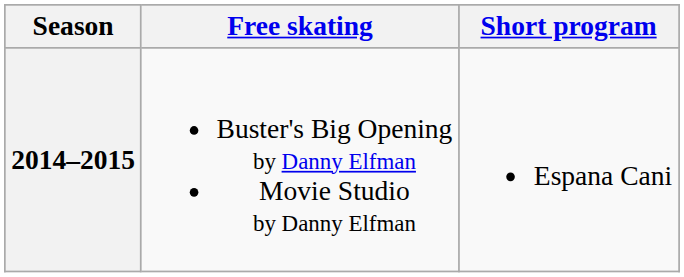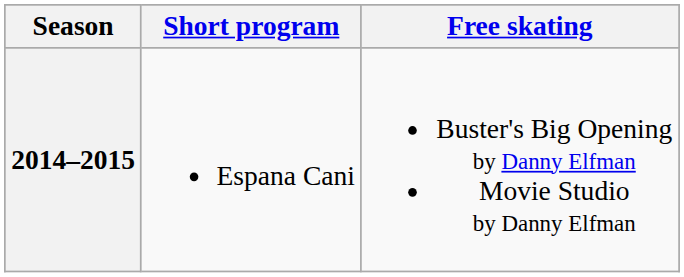columns swapped: (569, 26) <-> (300, 26)
